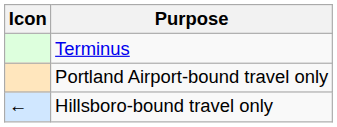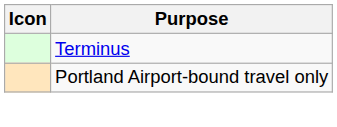- row: (164, 106)
